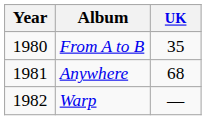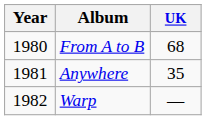(176, 45) 35 -> (176, 45) 68
(176, 73) 68 -> (176, 73) 35
